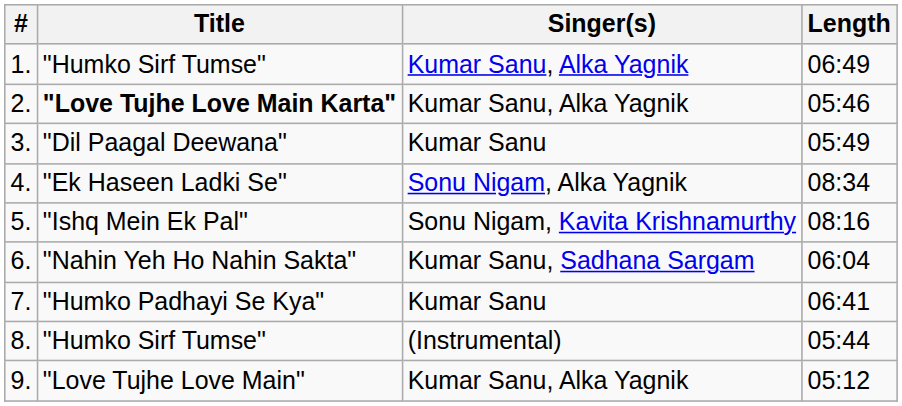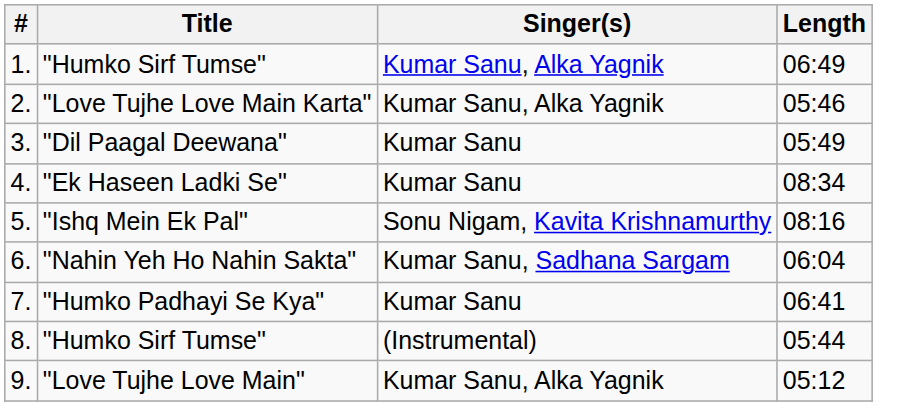(219, 103) bold -> (207, 103) normal
(547, 182) Sonu Nigam, Alka Yagnik -> (452, 182) Kumar Sanu
